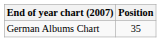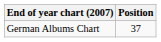(136, 28) 35 -> (136, 28) 37
